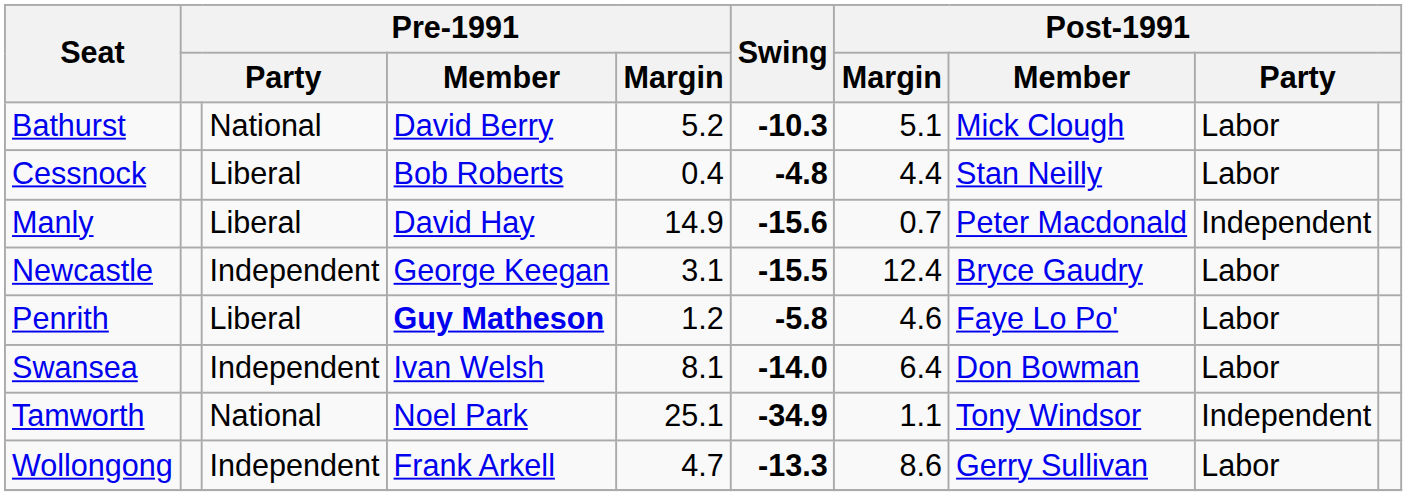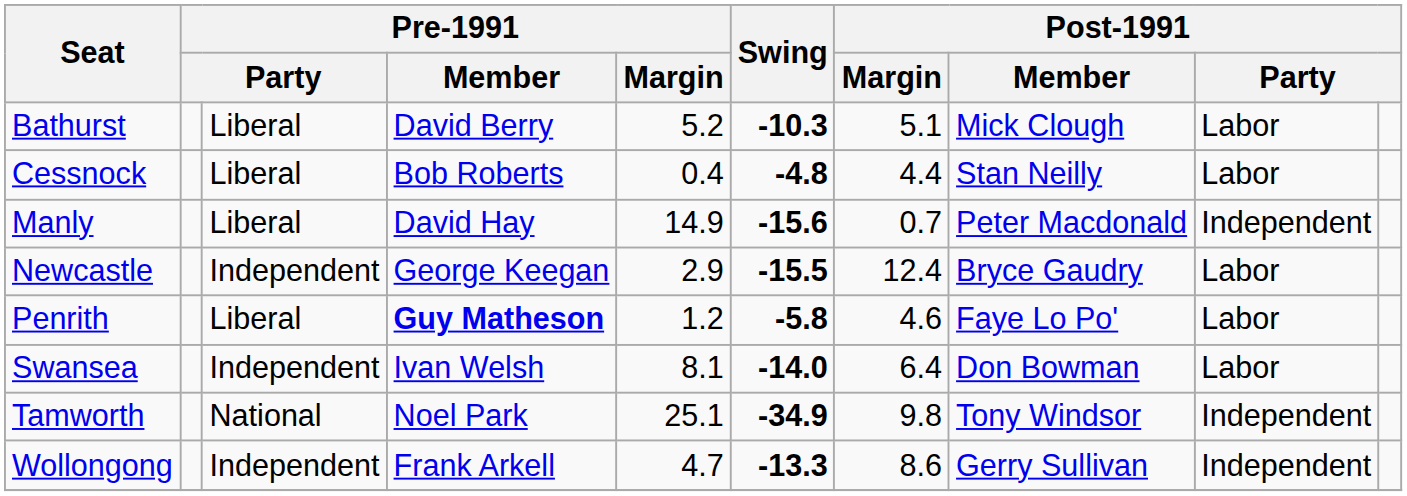(266, 125) National -> (255, 125) Liberal
(702, 271) 3.1 -> (702, 271) 2.9
(921, 416) 1.1 -> (921, 416) 9.8
(1240, 464) Labor -> (1286, 464) Independent
